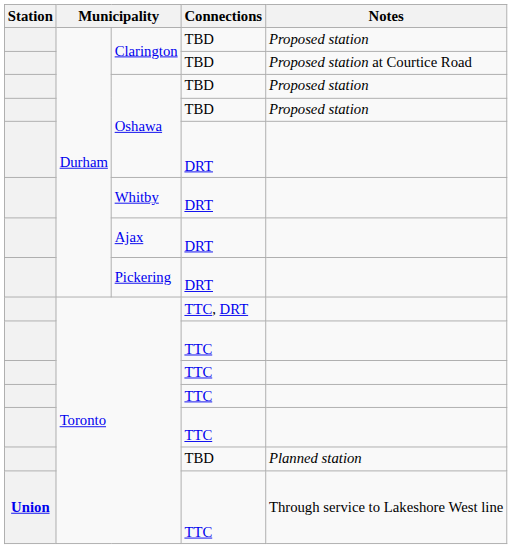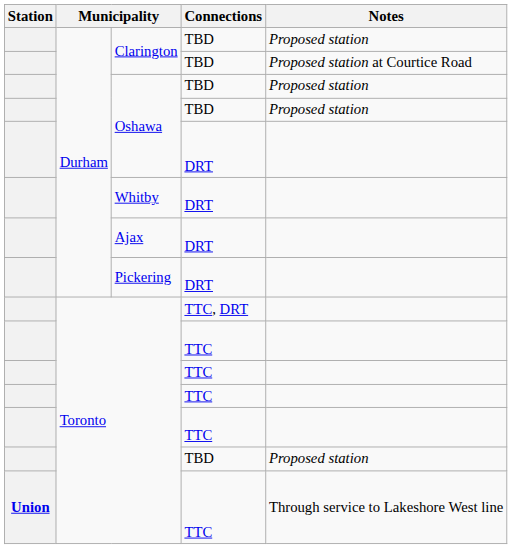(315, 458) Planned station -> (319, 458) Proposed station
